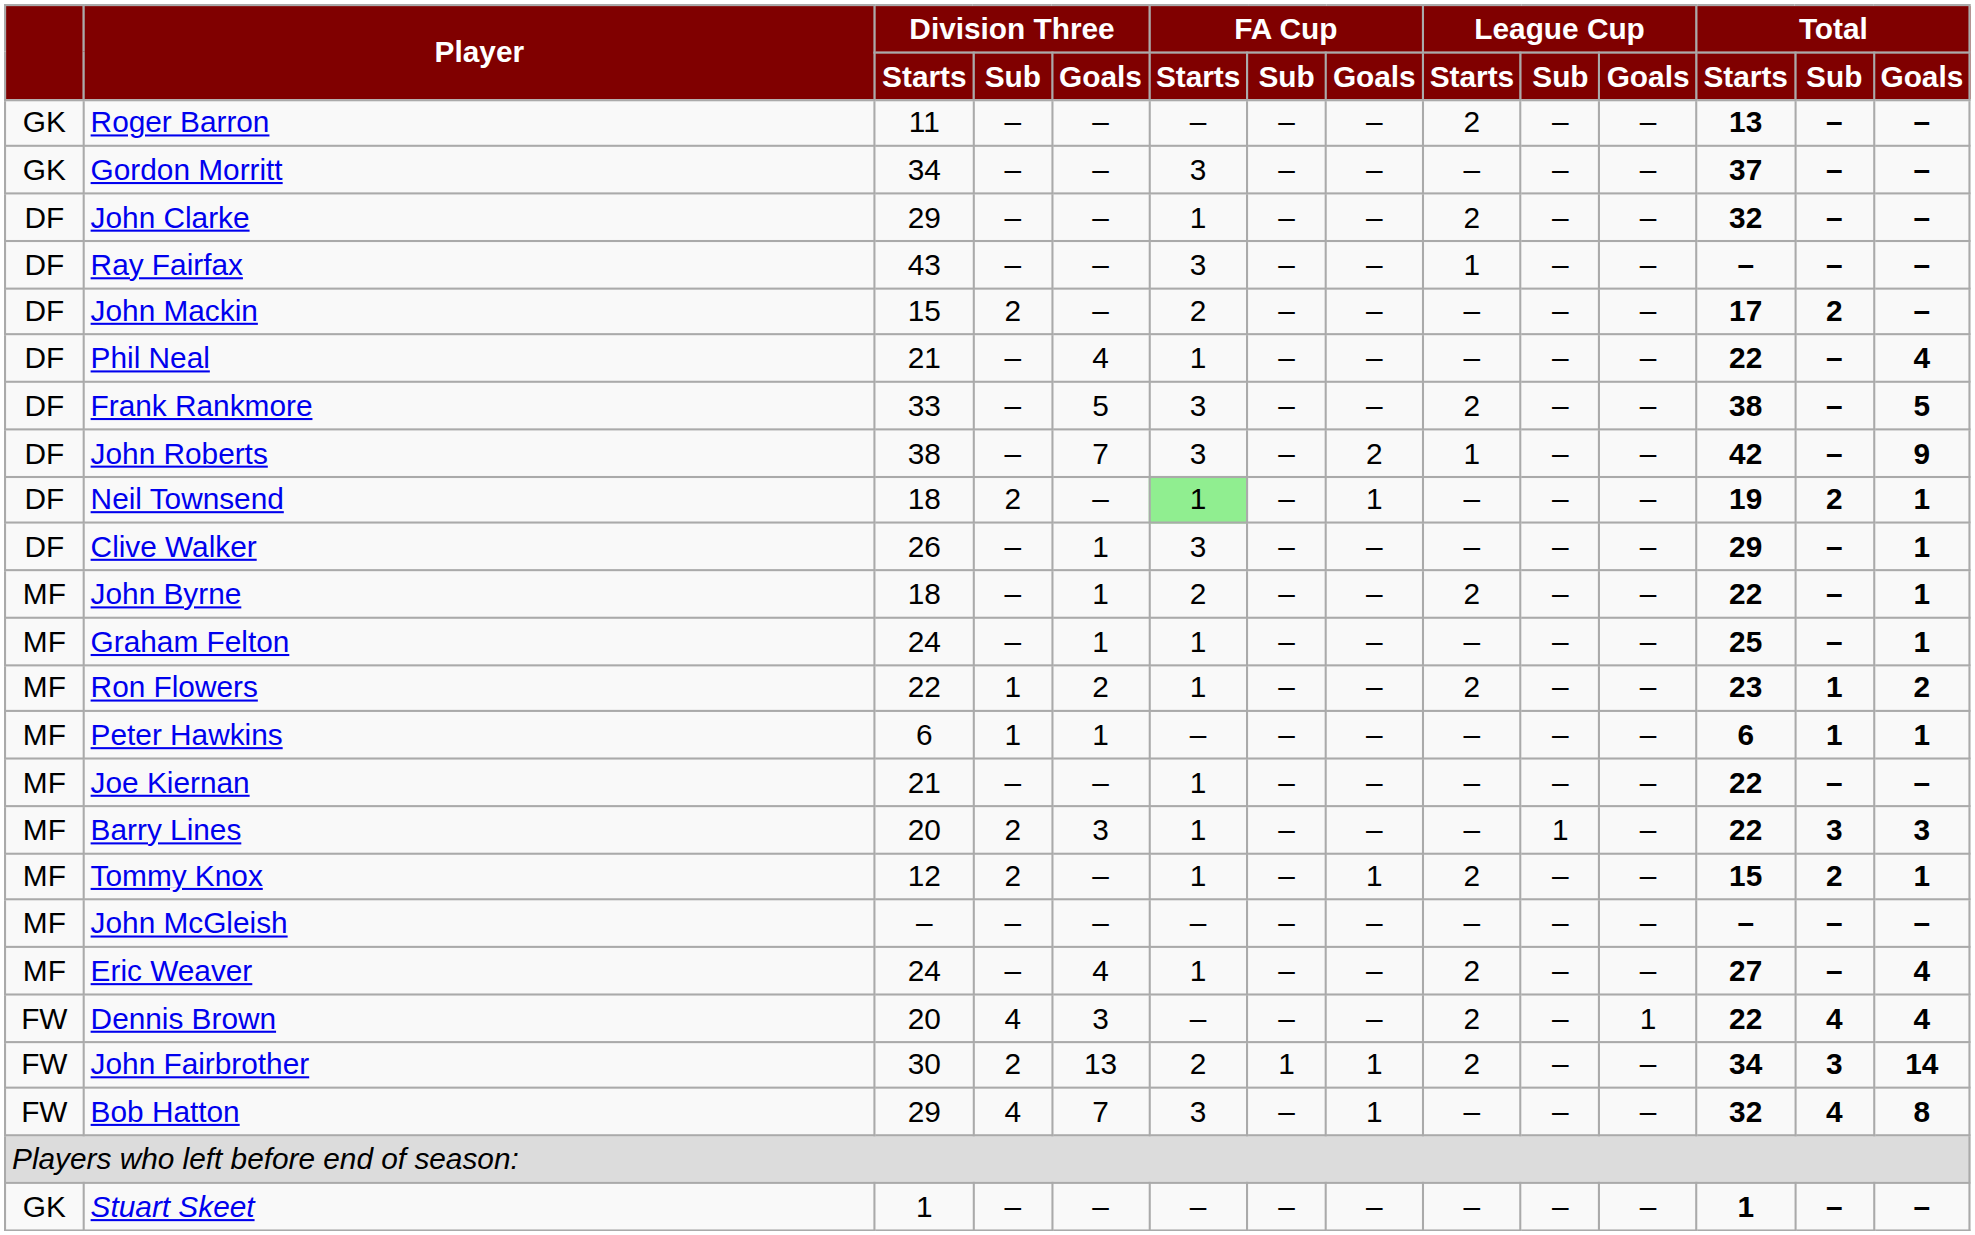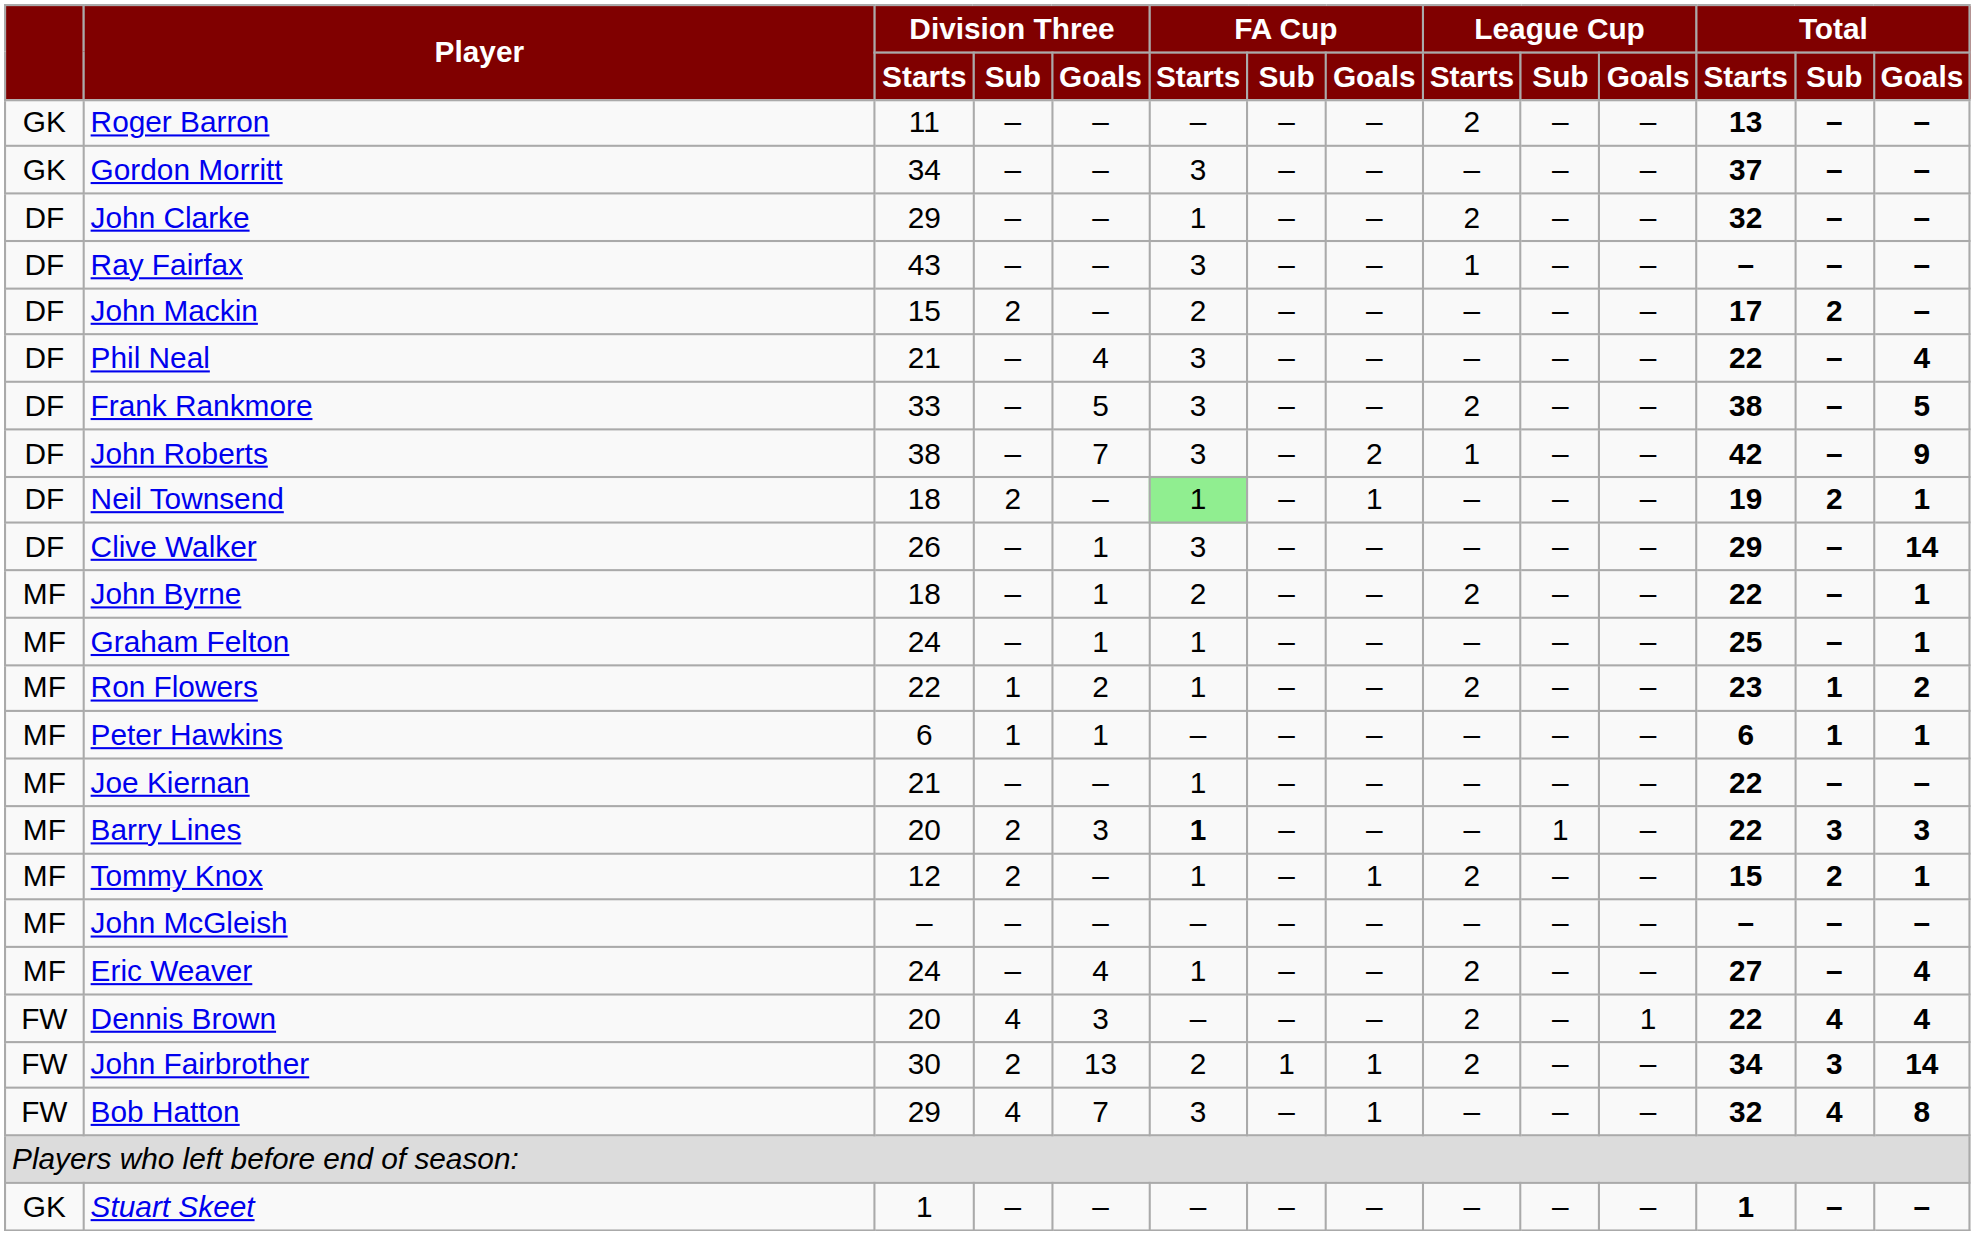(1198, 359) 1 -> (1198, 359) 3
(1922, 547) 1 -> (1922, 547) 14
(1198, 830) normal -> (1198, 830) bold
